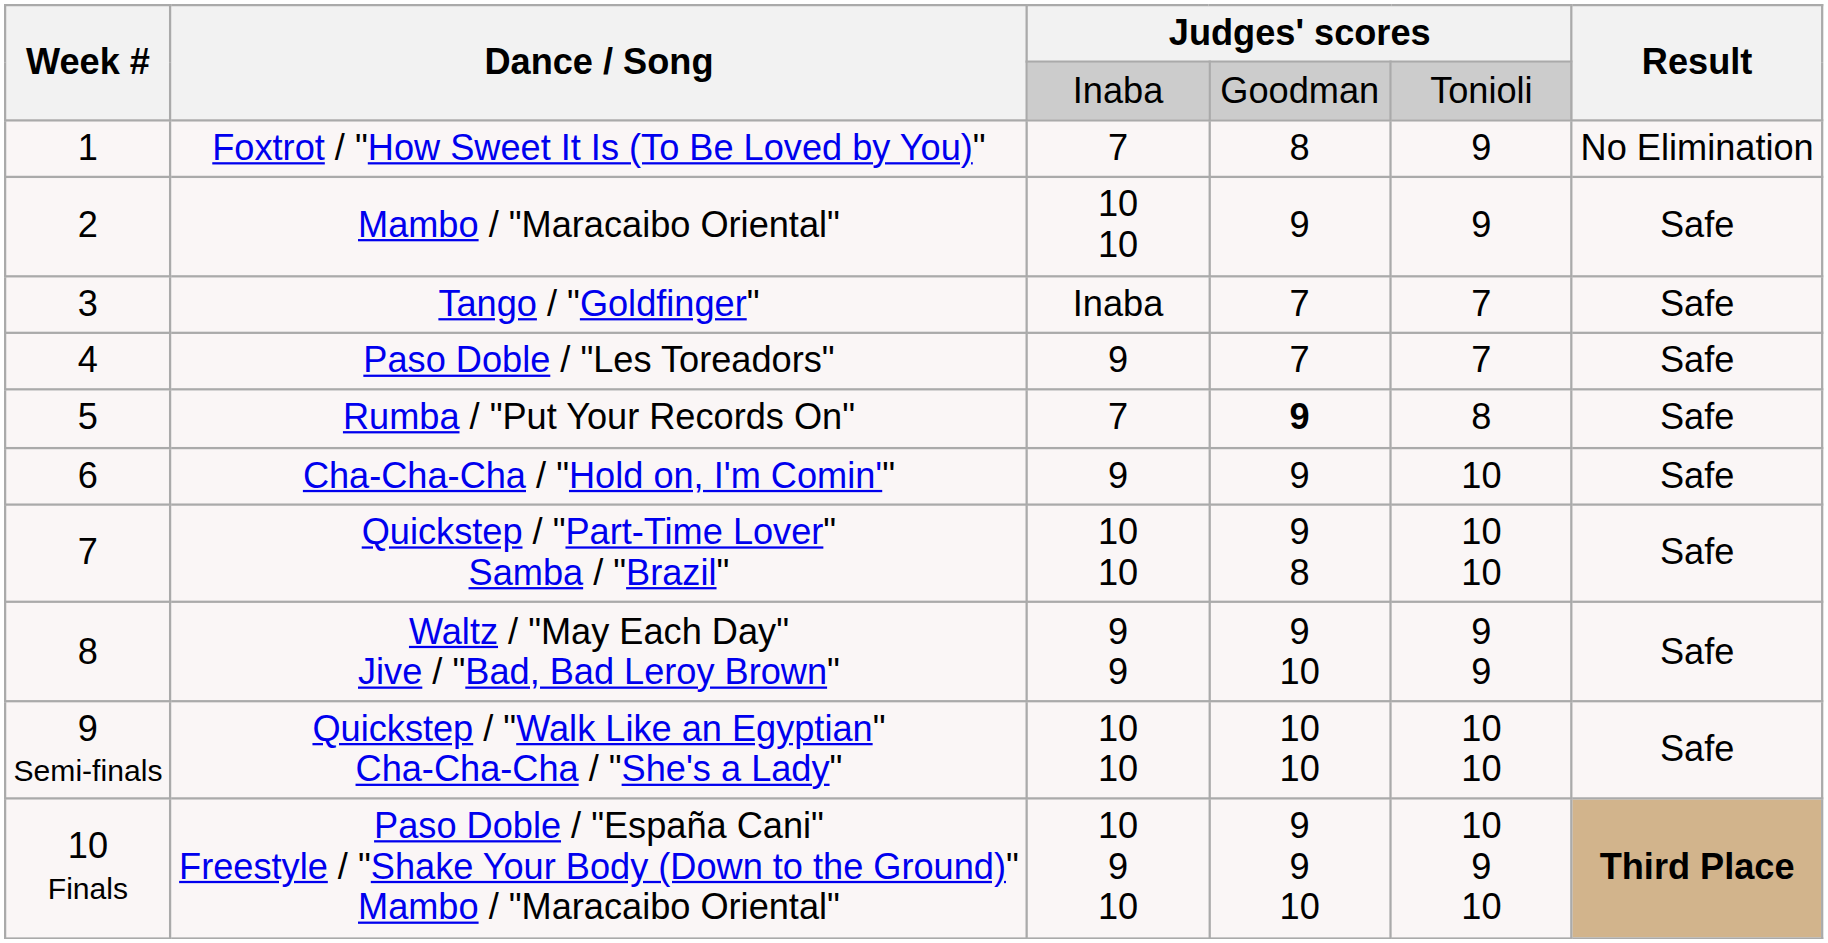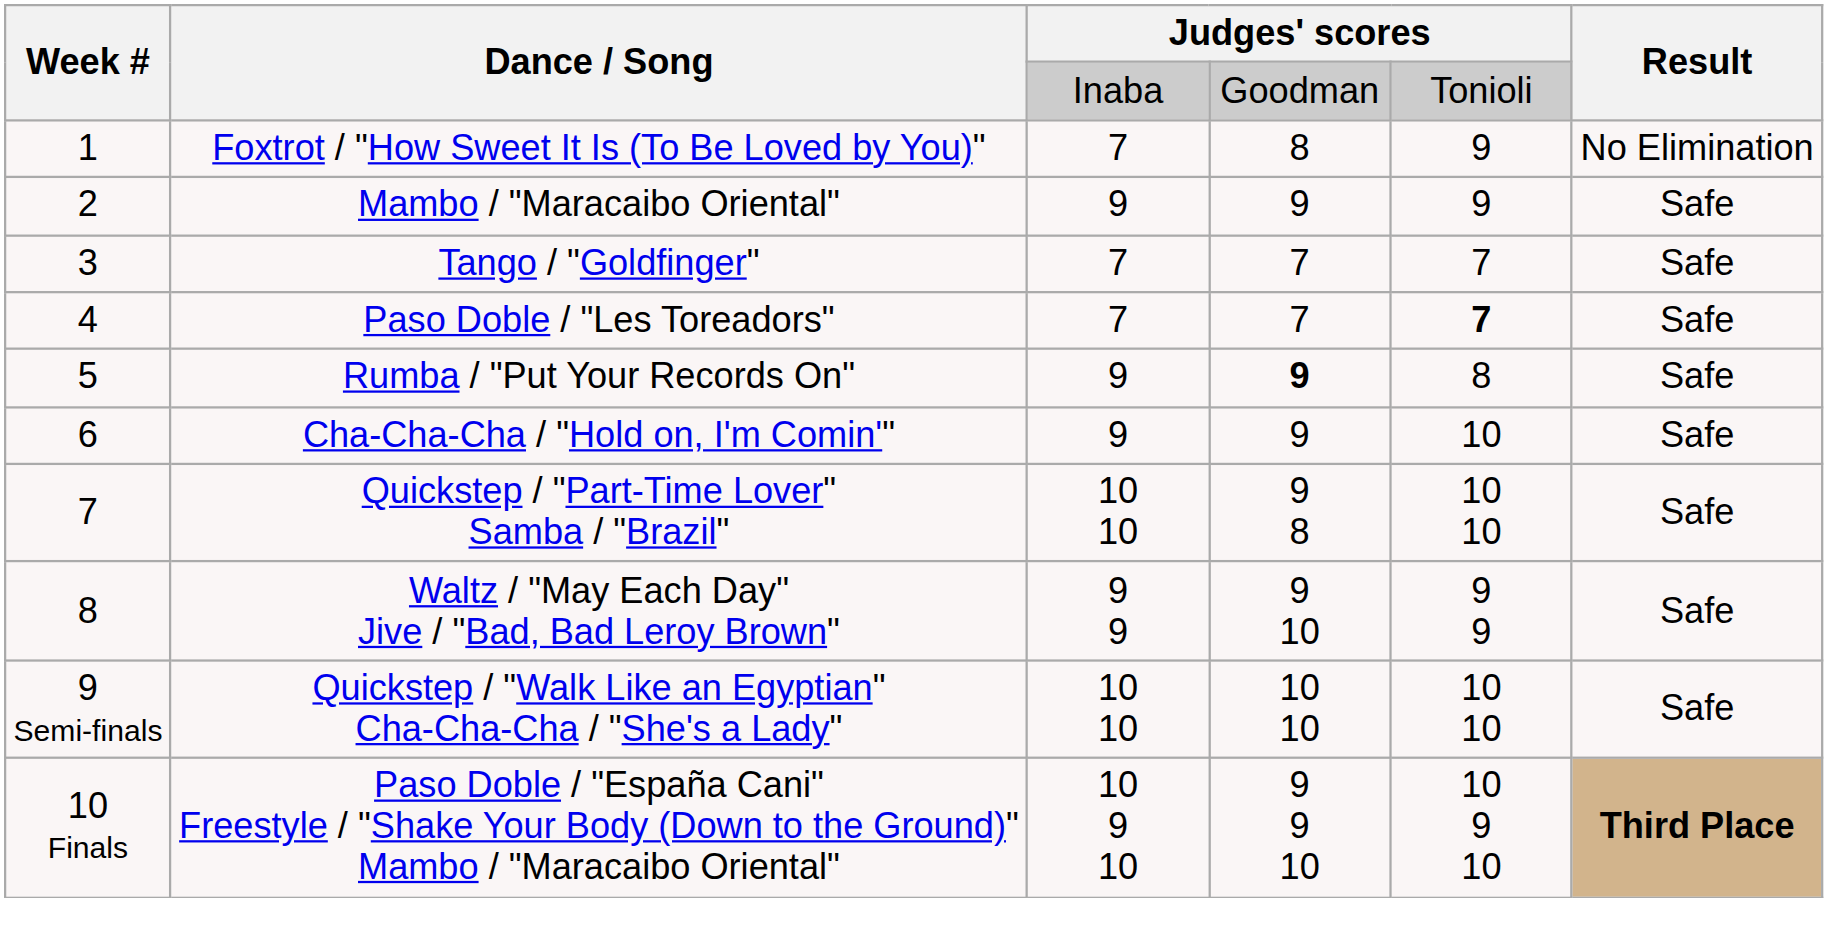(1118, 225) 10 10 -> (1118, 205) 9
(1118, 303) Inaba -> (1118, 262) 7
(1118, 360) 9 -> (1118, 319) 7
(1481, 360) normal -> (1481, 319) bold
(1118, 417) 7 -> (1118, 377) 9
